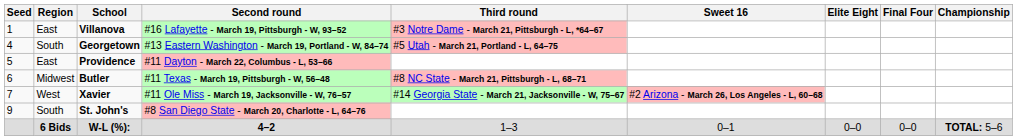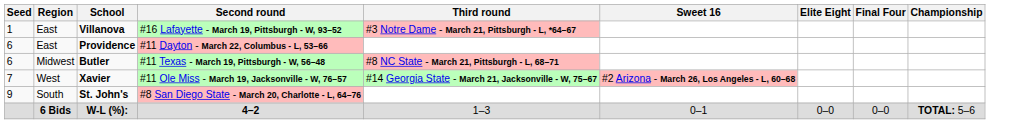- row: (110, 46)
(10, 62) 5 -> (10, 46) 6
